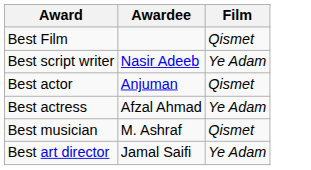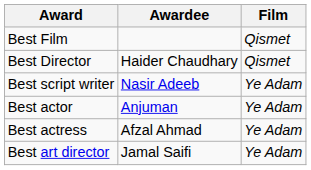+ row: (49, 61)
(231, 84) Qismet -> (273, 107) Ye Adam
- row: (53, 130)
